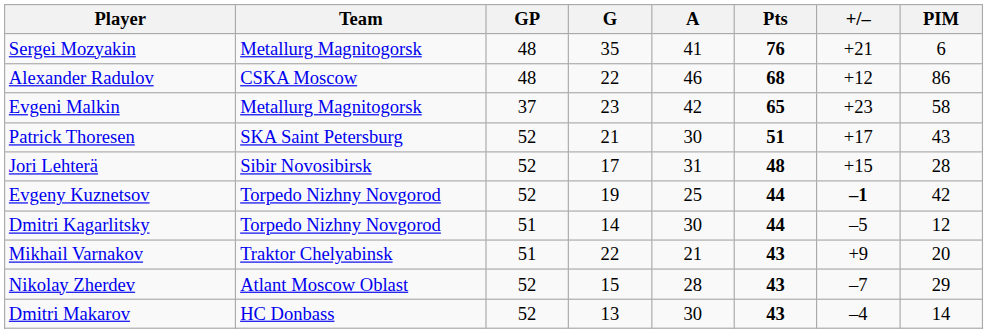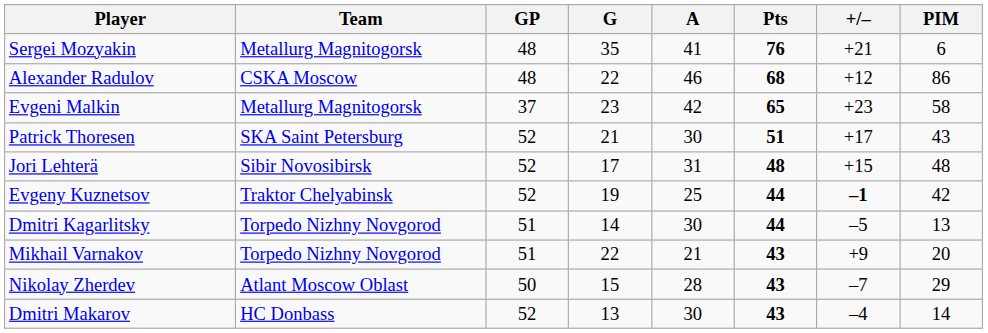(941, 166) 28 -> (941, 166) 48
(341, 195) Torpedo Nizhny Novgorod -> (316, 195) Traktor Chelyabinsk
(941, 225) 12 -> (941, 225) 13
(316, 254) Traktor Chelyabinsk -> (341, 254) Torpedo Nizhny Novgorod
(527, 284) 52 -> (527, 284) 50
